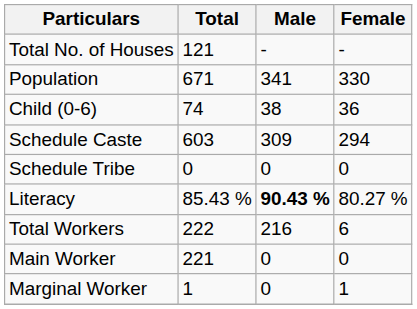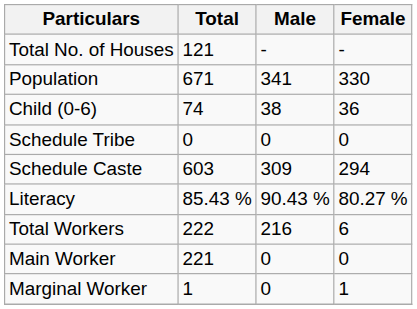rows swapped: (76, 139) <-> (72, 169)
(295, 199) bold -> (295, 199) normal
